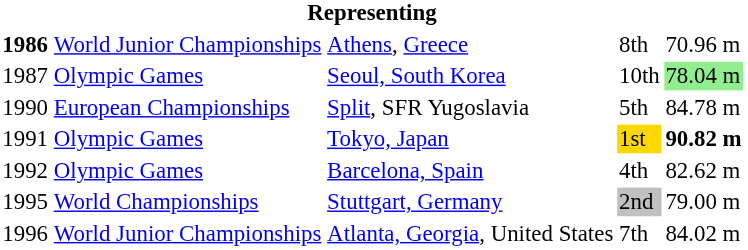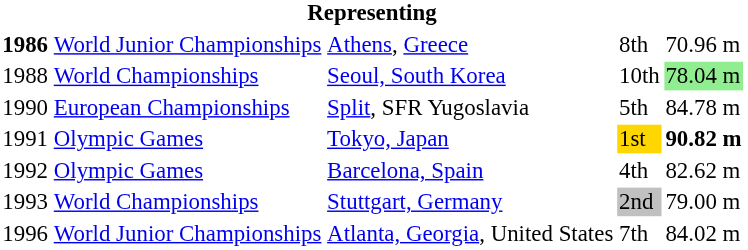(25, 75) 1987 -> (25, 75) 1988
(128, 75) Olympic Games -> (156, 75) World Championships
(25, 201) 1995 -> (25, 201) 1993
